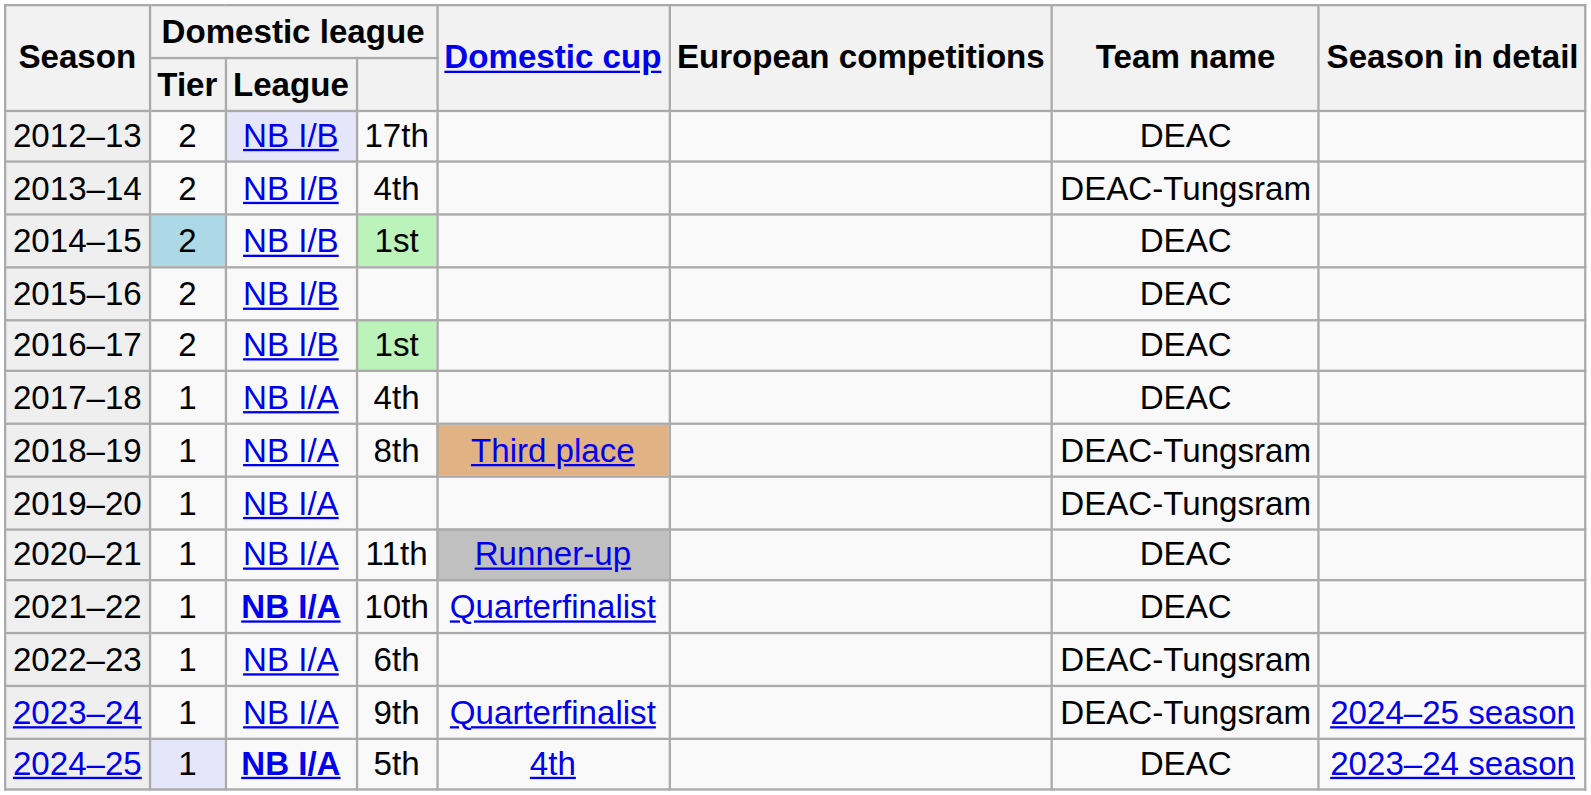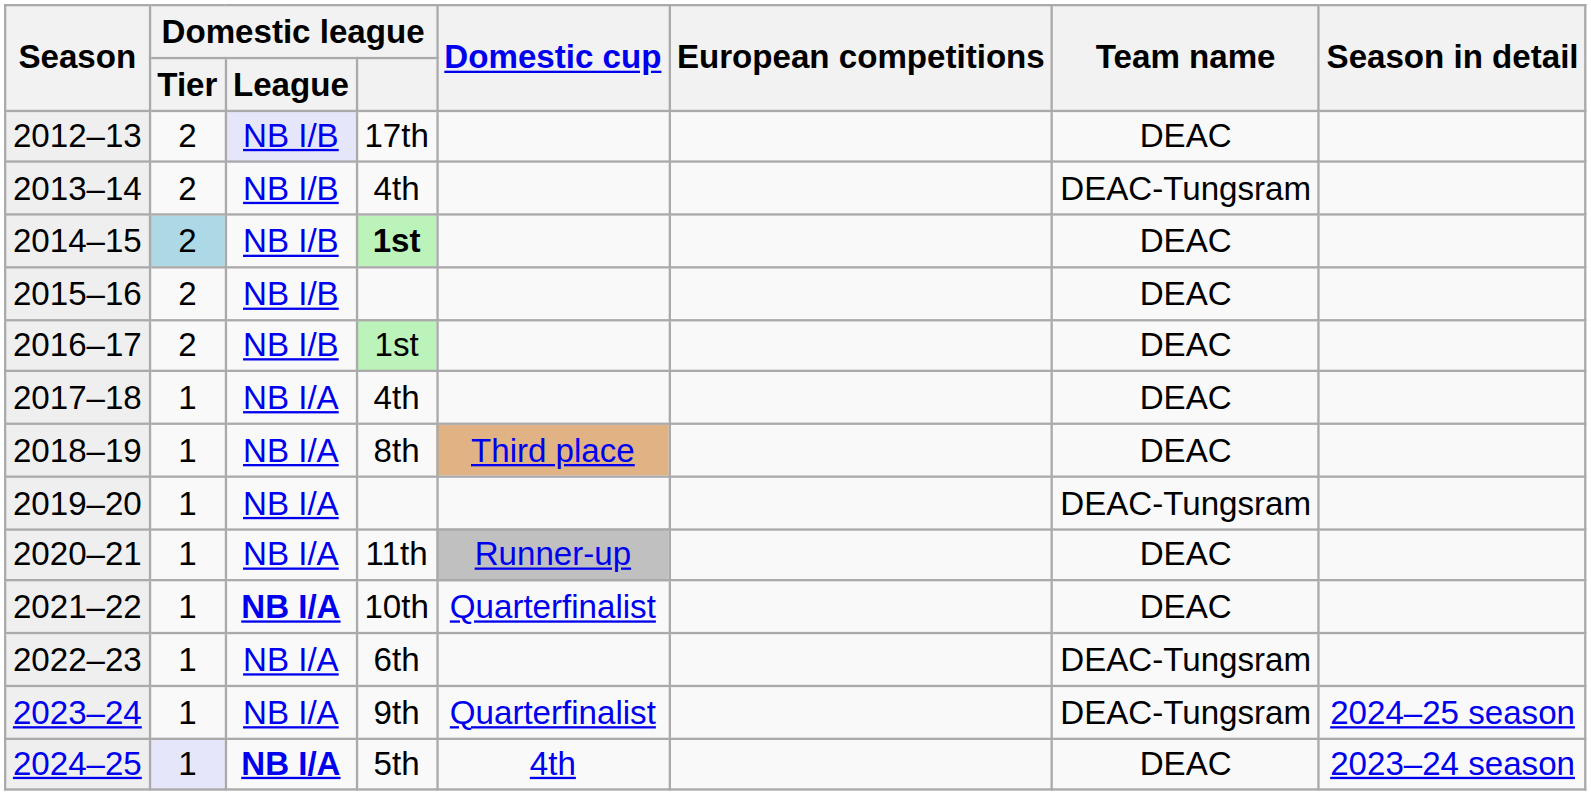(397, 241) normal -> (397, 241) bold
(1186, 450) DEAC-Tungsram -> (1186, 450) DEAC
